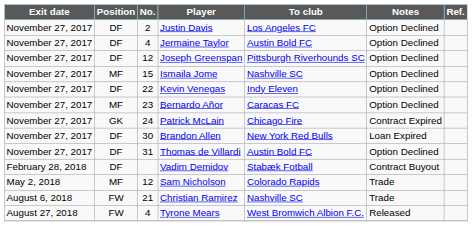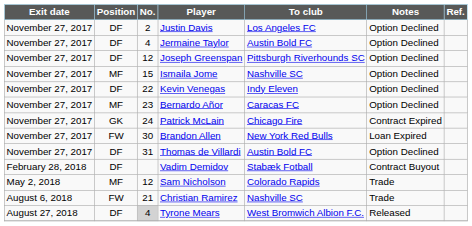(116, 136) DF -> (116, 136) FW
(116, 213) FW -> (116, 213) DF
(148, 213) no background -> (148, 213) lightgrey background
